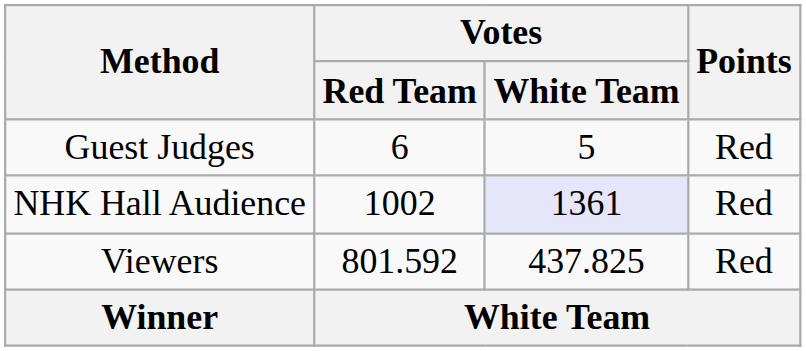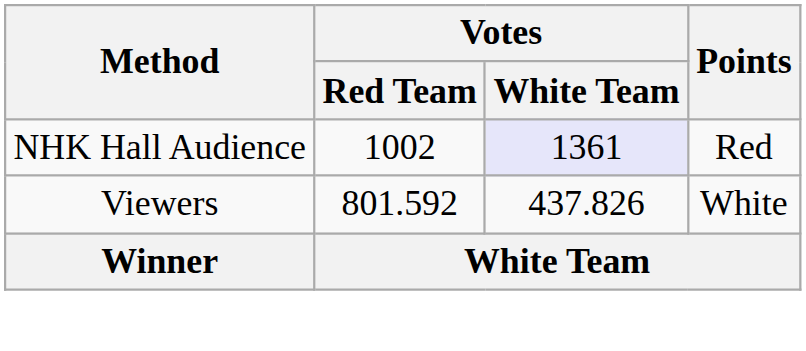- row: (160, 146)
(587, 260) 437.825 -> (587, 203) 437.826
(744, 260) Red -> (744, 203) White
